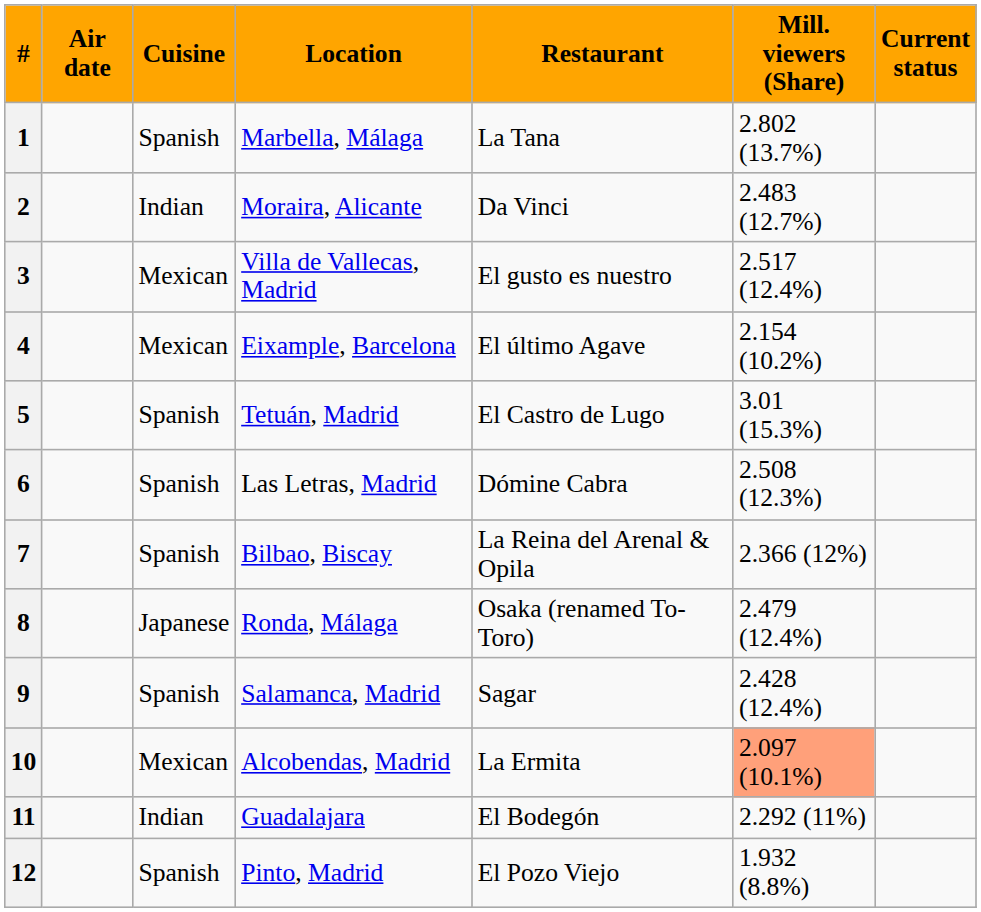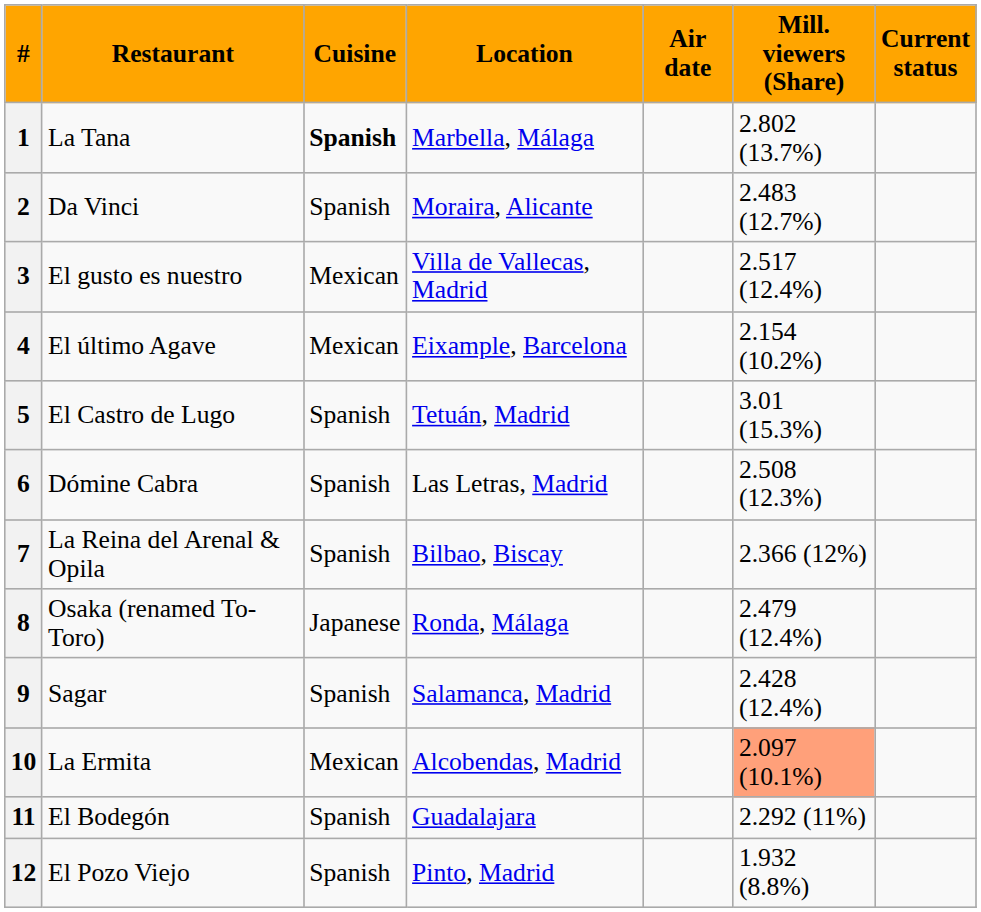columns swapped: (602, 53) <-> (87, 53)
(179, 137) normal -> (353, 137) bold
(171, 206) Indian -> (350, 206) Spanish
(171, 817) Indian -> (350, 817) Spanish
